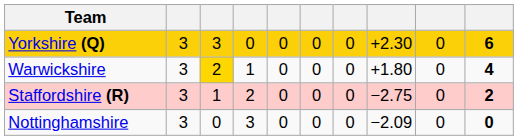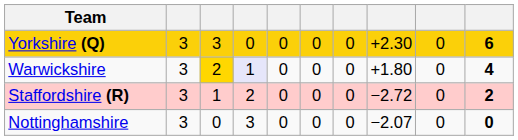(250, 69) no background -> (250, 69) lavender background
(391, 95) −2.75 -> (391, 95) −2.72
(391, 122) −2.09 -> (391, 122) −2.07
